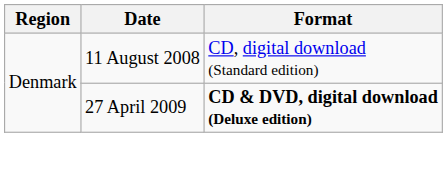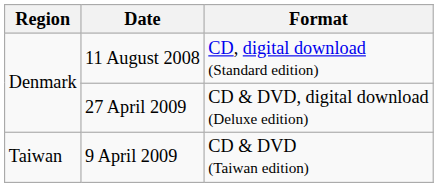(323, 107) bold -> (319, 107) normal
+ row: (131, 157)
